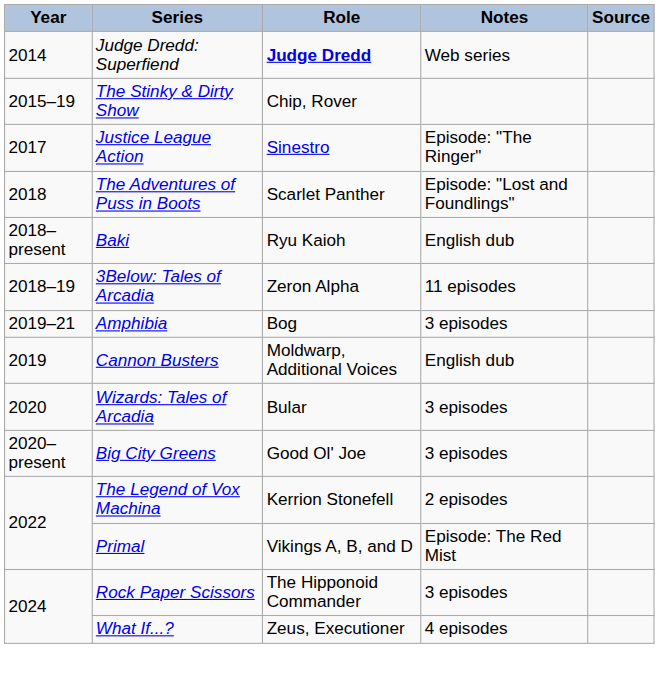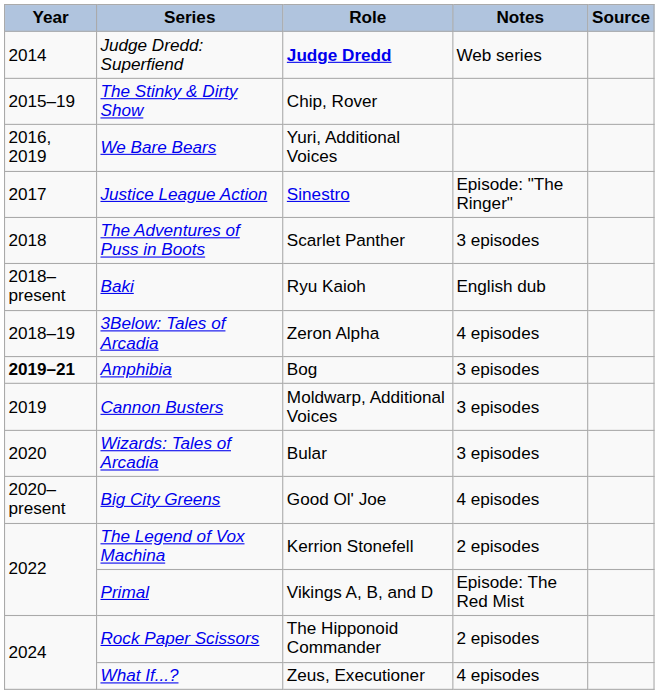+ row: (158, 147)
(496, 194) Episode: "Lost and Foundlings" -> (498, 240) 3 episodes
(470, 286) 11 episodes -> (498, 333) 4 episodes
(42, 323) normal -> (42, 370) bold
(469, 360) English dub -> (498, 406) 3 episodes
(466, 453) 3 episodes -> (498, 499) 4 episodes
(466, 592) 3 episodes -> (498, 638) 2 episodes
